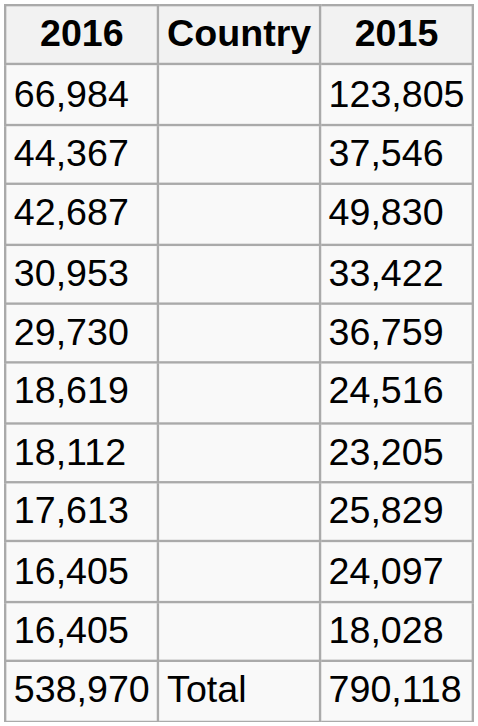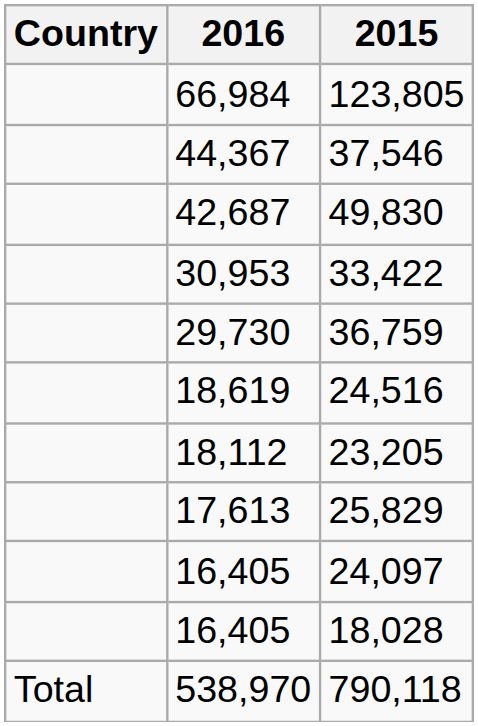columns swapped: (239, 34) <-> (82, 34)
